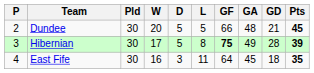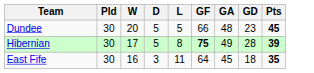- column: (16, 12)
(274, 28) 21 -> (250, 28) 23
